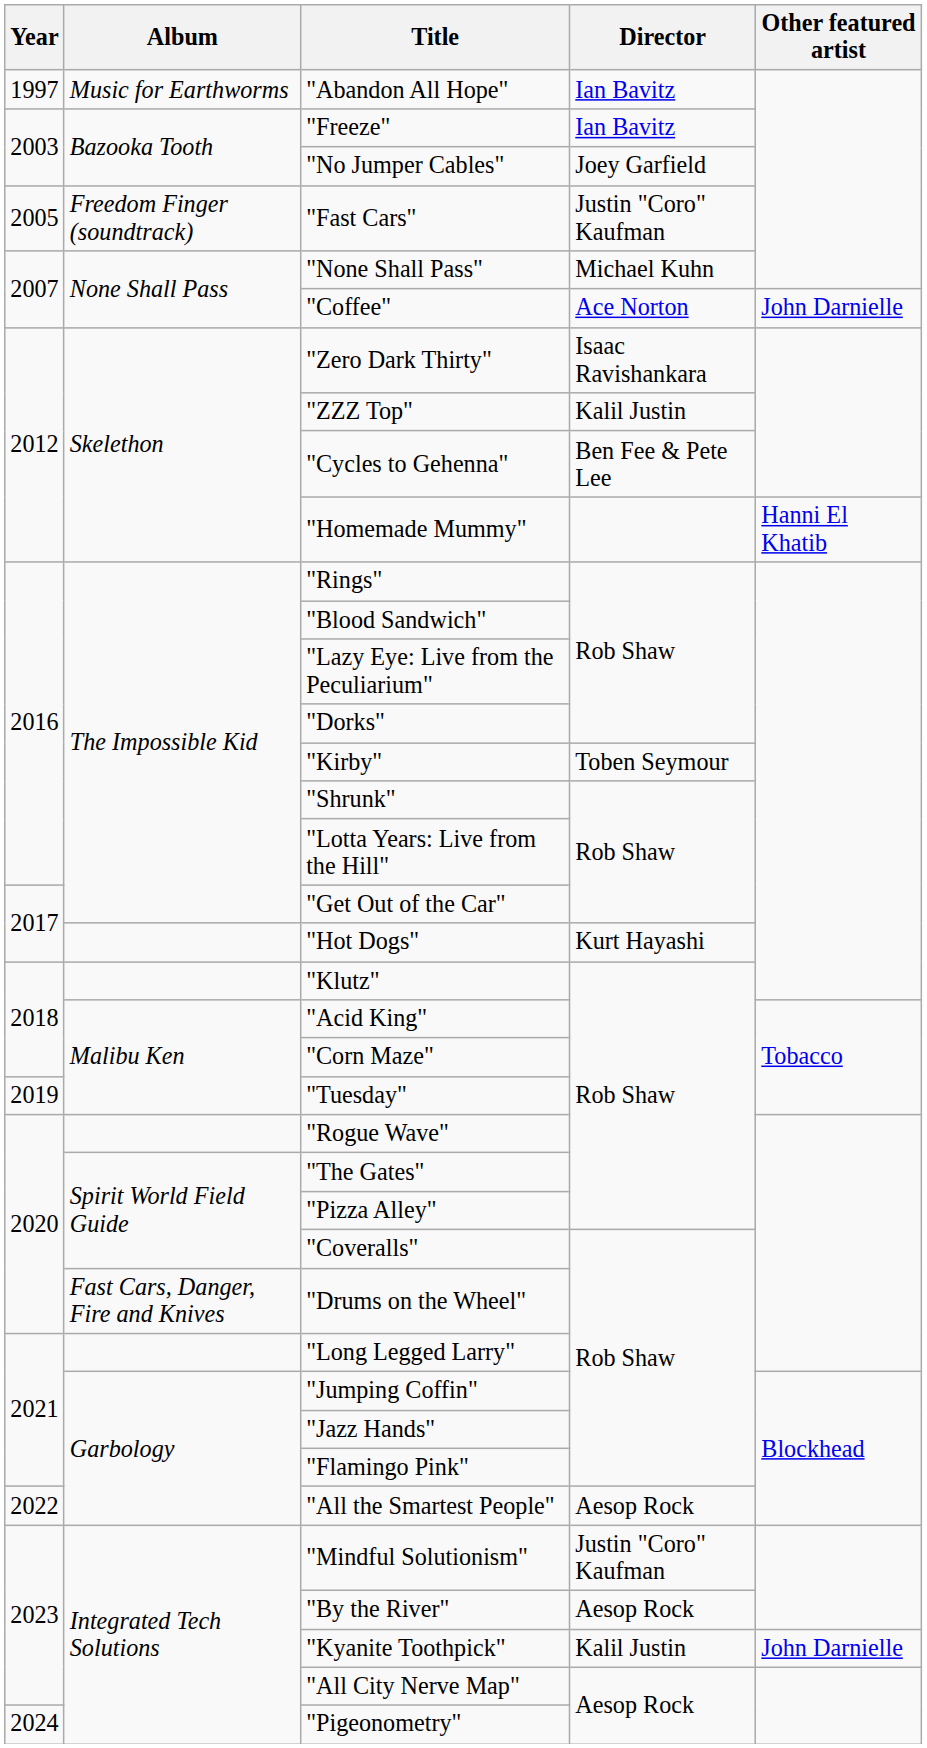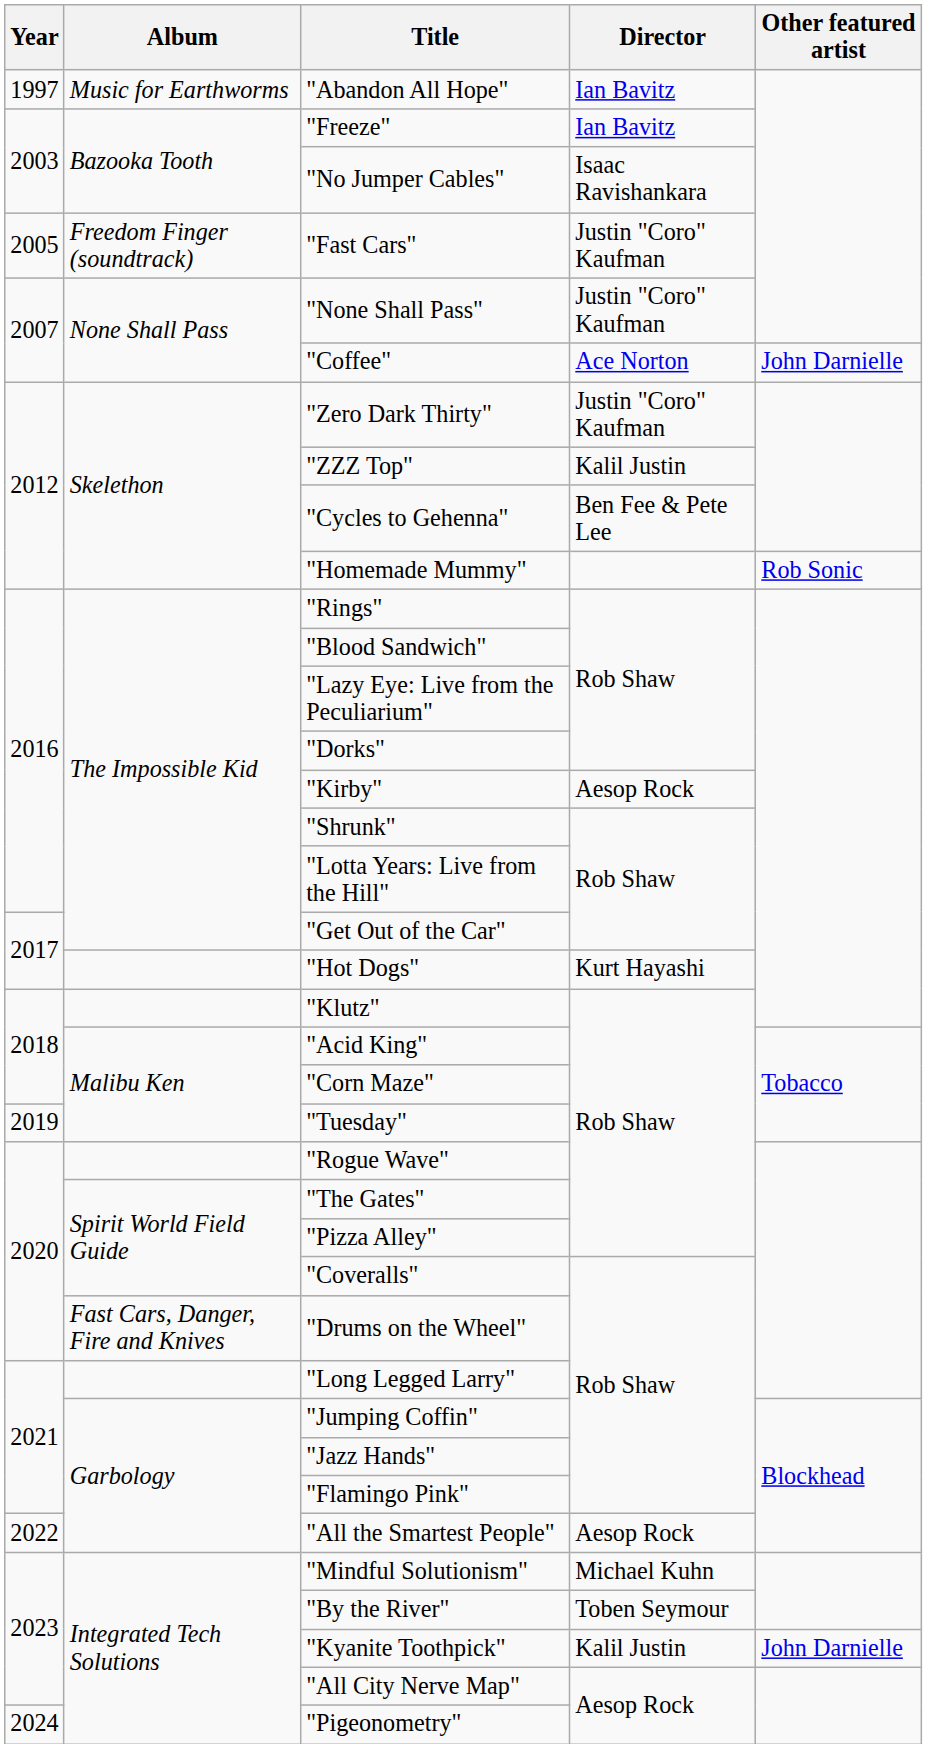(641, 165) Joey Garfield -> (641, 179) Isaac Ravishankara
(645, 269) Michael Kuhn -> (641, 310) Justin "Coro" Kaufman
(641, 359) Isaac Ravishankara -> (641, 414) Justin "Coro" Kaufman
(805, 529) Hanni El Khatib -> (812, 569) Rob Sonic
(652, 761) Toben Seymour -> (635, 788) Aesop Rock
(641, 1557) Justin "Coro" Kaufman -> (645, 1571) Michael Kuhn
(635, 1609) Aesop Rock -> (652, 1609) Toben Seymour
